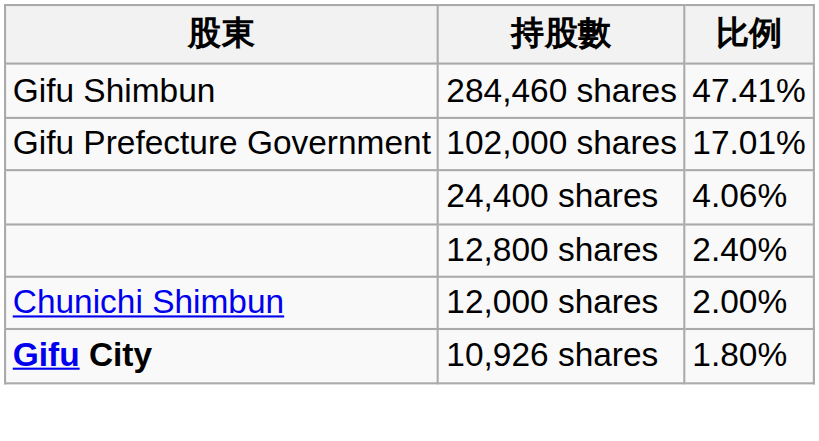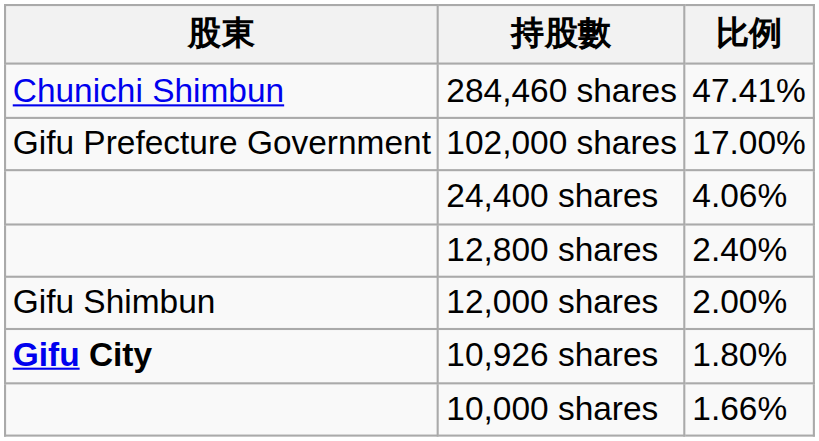(114, 90) Gifu Shimbun -> (148, 90) Chunichi Shimbun
(749, 143) 17.01% -> (749, 143) 17.00%
(148, 302) Chunichi Shimbun -> (114, 302) Gifu Shimbun
+ row: (552, 408)
